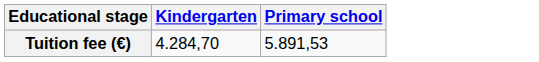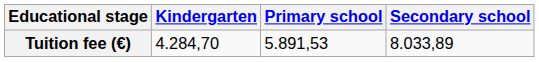+ column: (460, 17)
